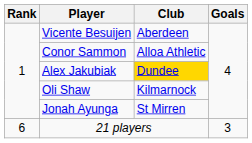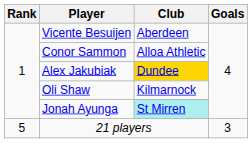(161, 109) no background -> (161, 109) paleturquoise background
(22, 128) 6 -> (22, 128) 5
